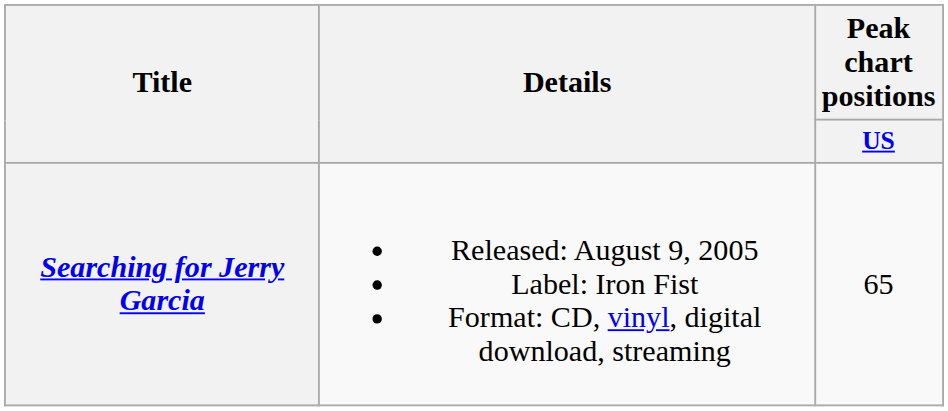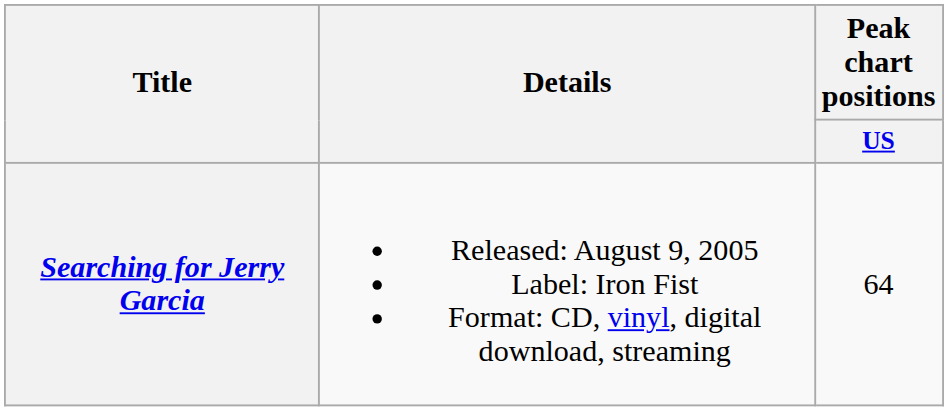(879, 283) 65 -> (879, 283) 64
